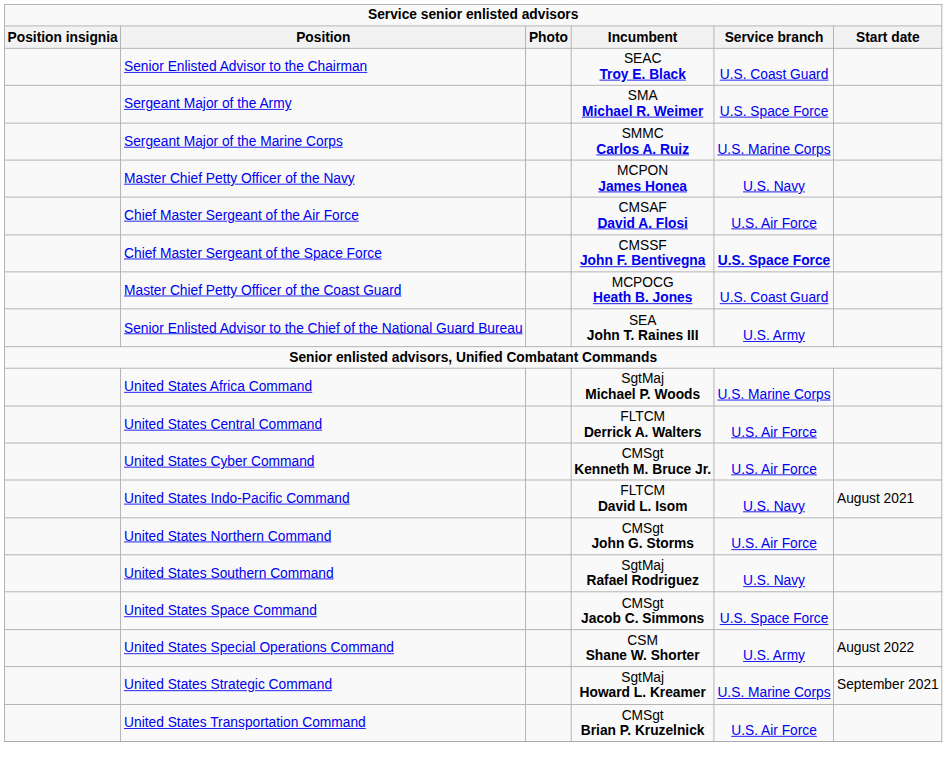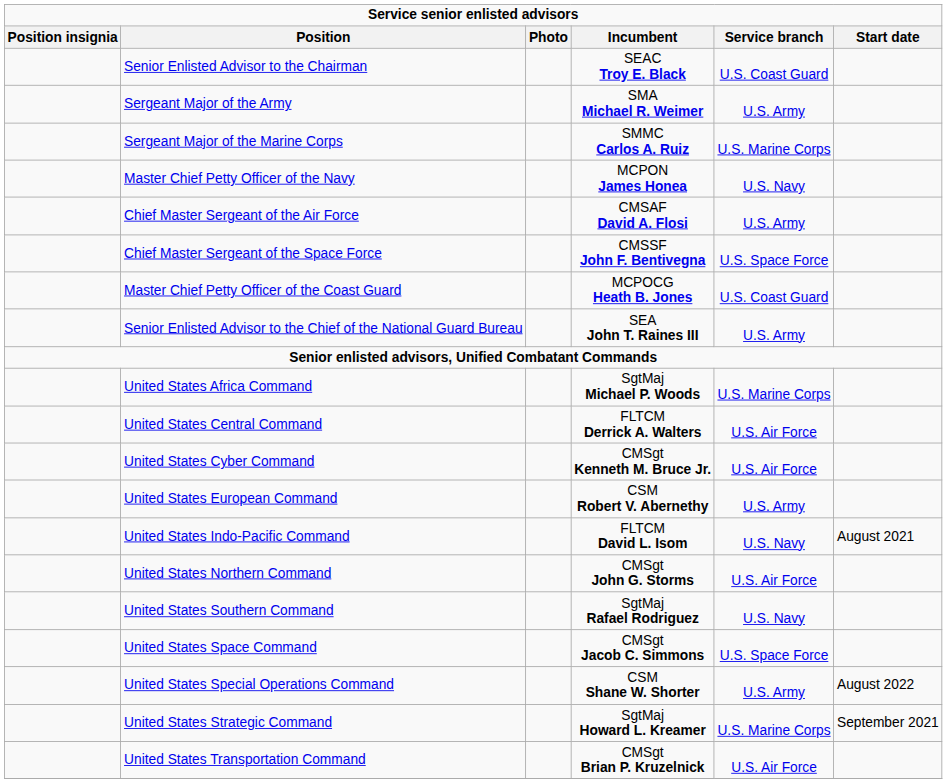(774, 111) U.S. Space Force -> (774, 111) U.S. Army
(774, 223) U.S. Air Force -> (774, 223) U.S. Army
(774, 261) bold -> (774, 261) normal
+ row: (231, 498)
